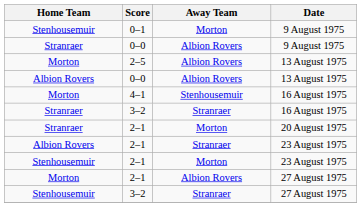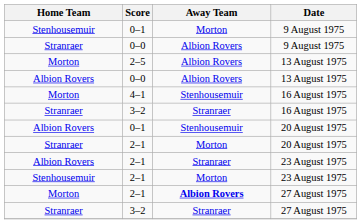+ row: (138, 128)
(212, 177) normal -> (212, 194) bold
(64, 194) Stenhousemuir -> (64, 210) Stranraer
